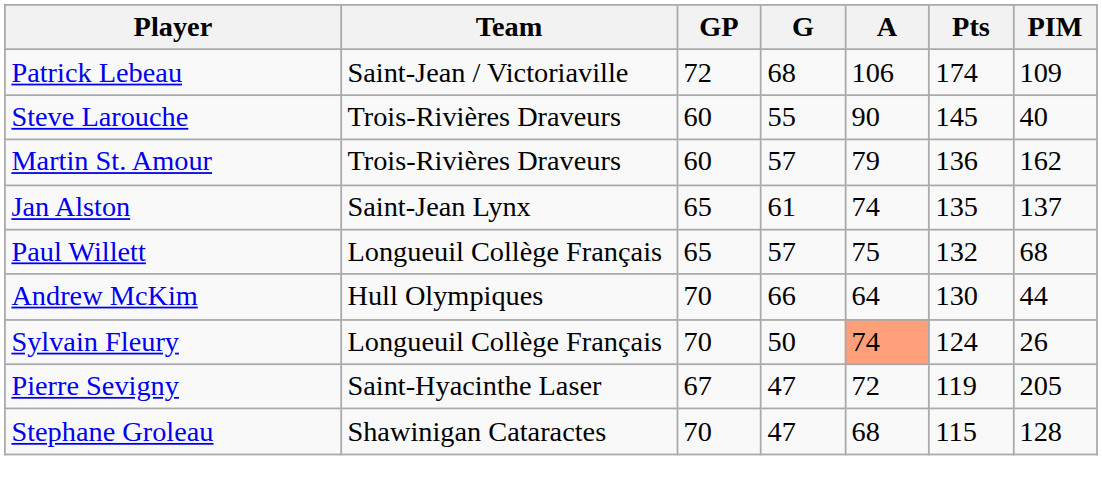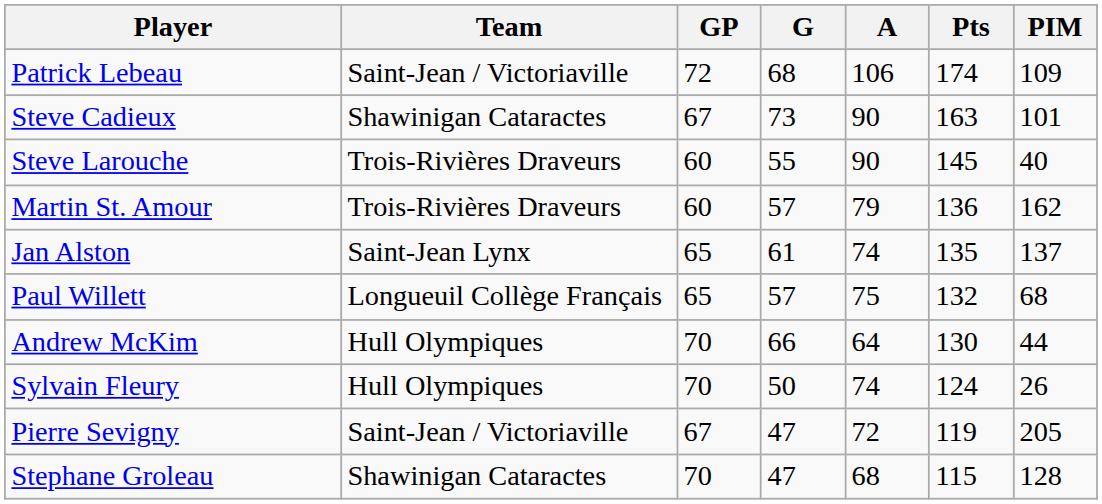+ row: (94, 116)
(505, 341) Longueuil Collège Français -> (445, 386) Hull Olympiques
(866, 341) lightsalmon background -> (866, 386) no background
(474, 386) Saint-Hyacinthe Laser -> (488, 431) Saint-Jean / Victoriaville
